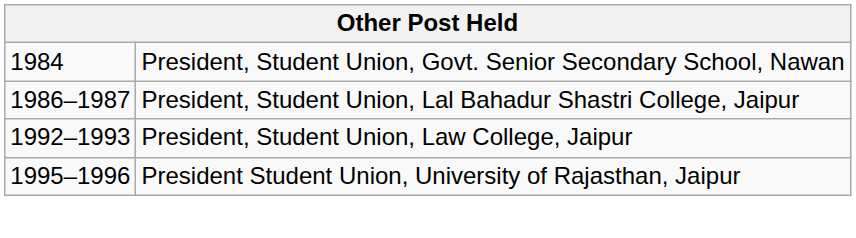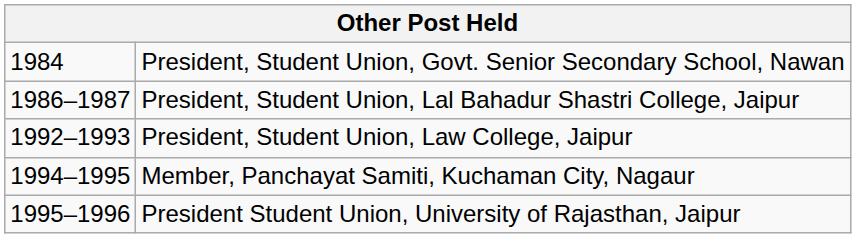+ row: (418, 175)
